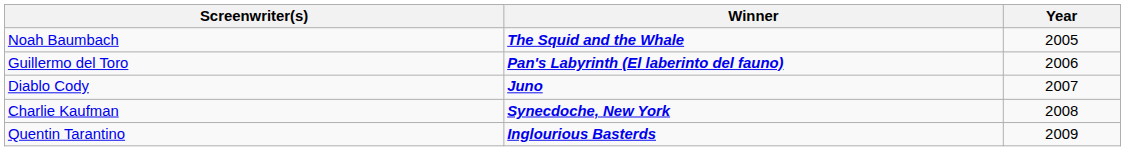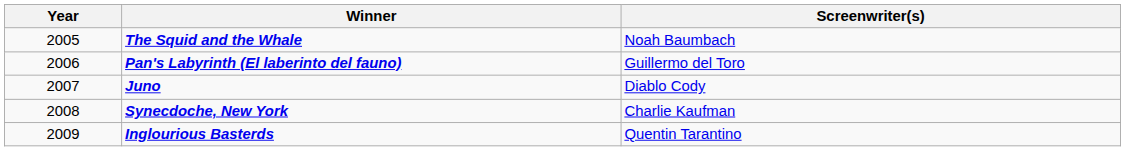columns swapped: (1062, 16) <-> (254, 16)
